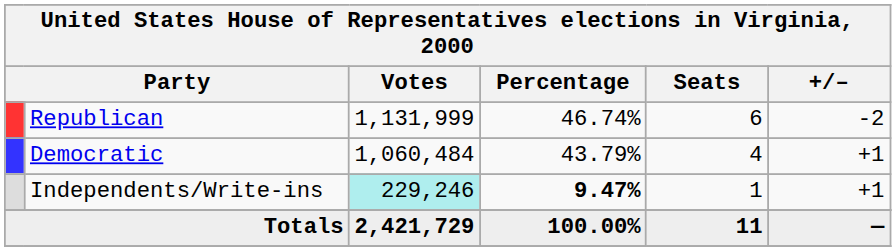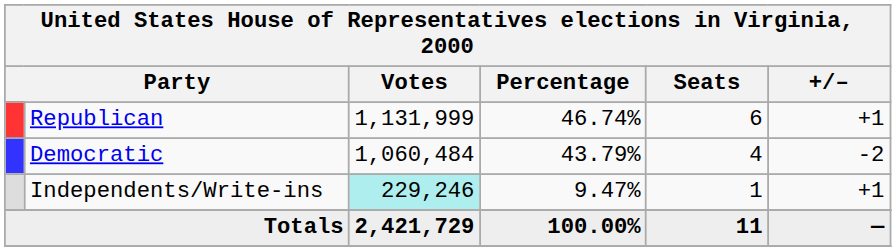(871, 120) -2 -> (871, 120) +1
(871, 156) +1 -> (871, 156) -2
(607, 192) bold -> (607, 192) normal
